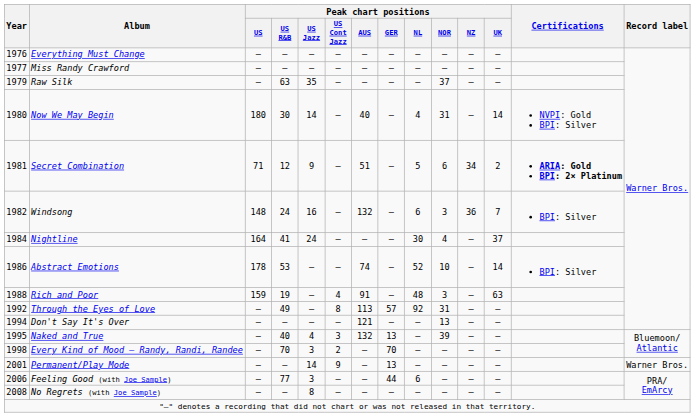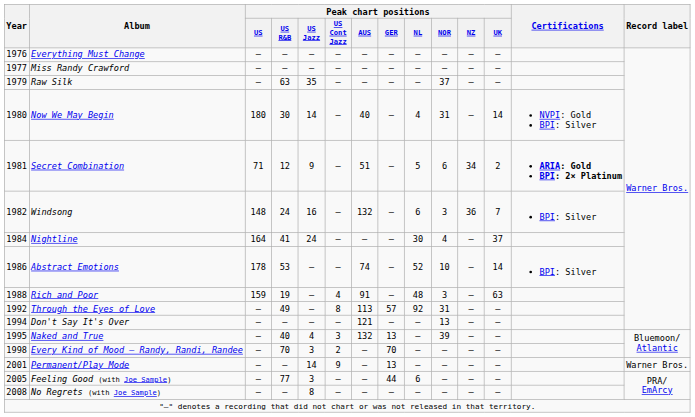(17, 378) 2006 -> (17, 378) 2005
